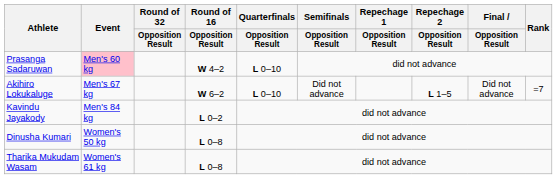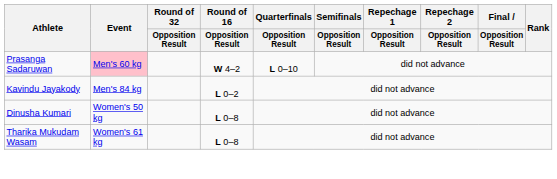- row: (30, 89)
